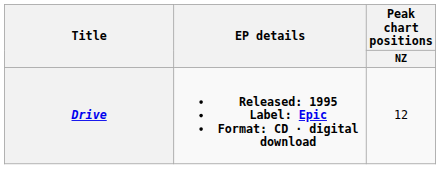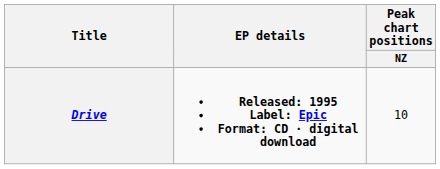(401, 115) 12 -> (401, 115) 10
